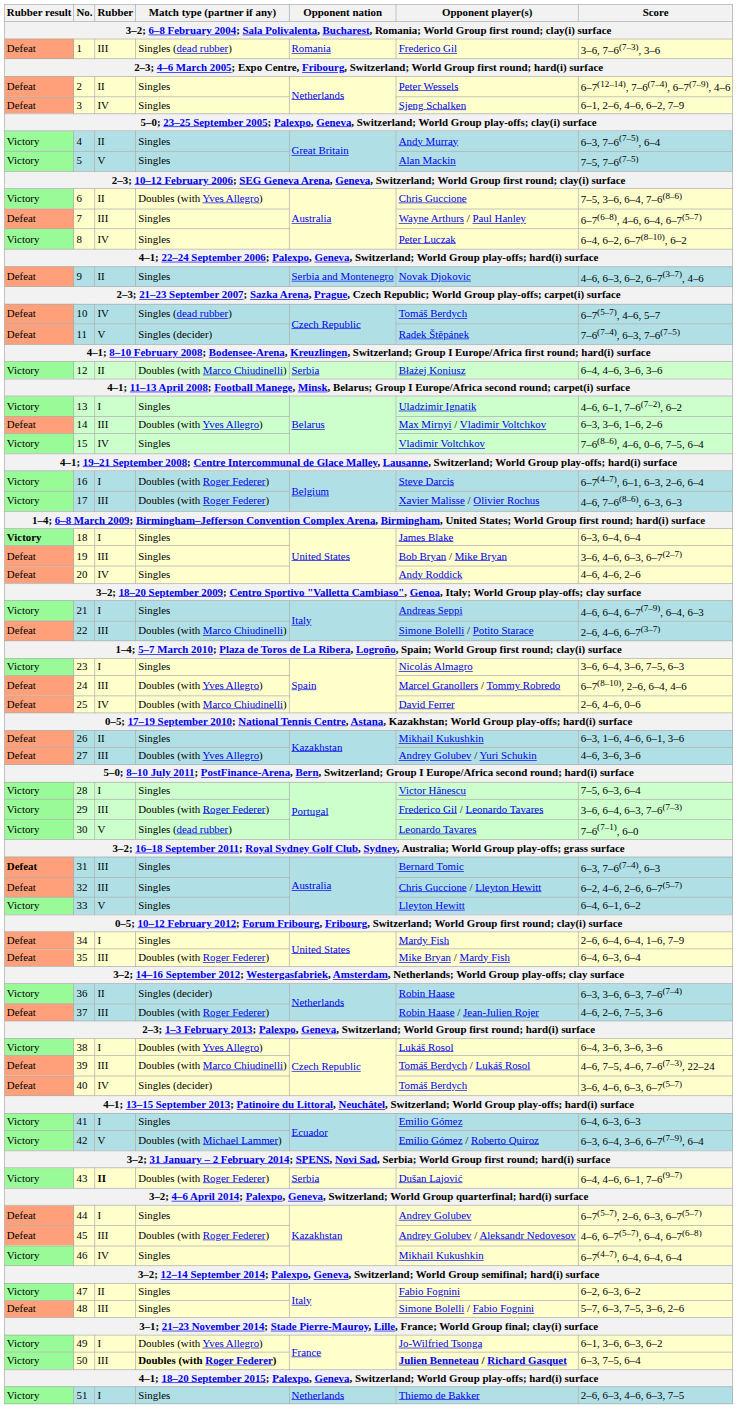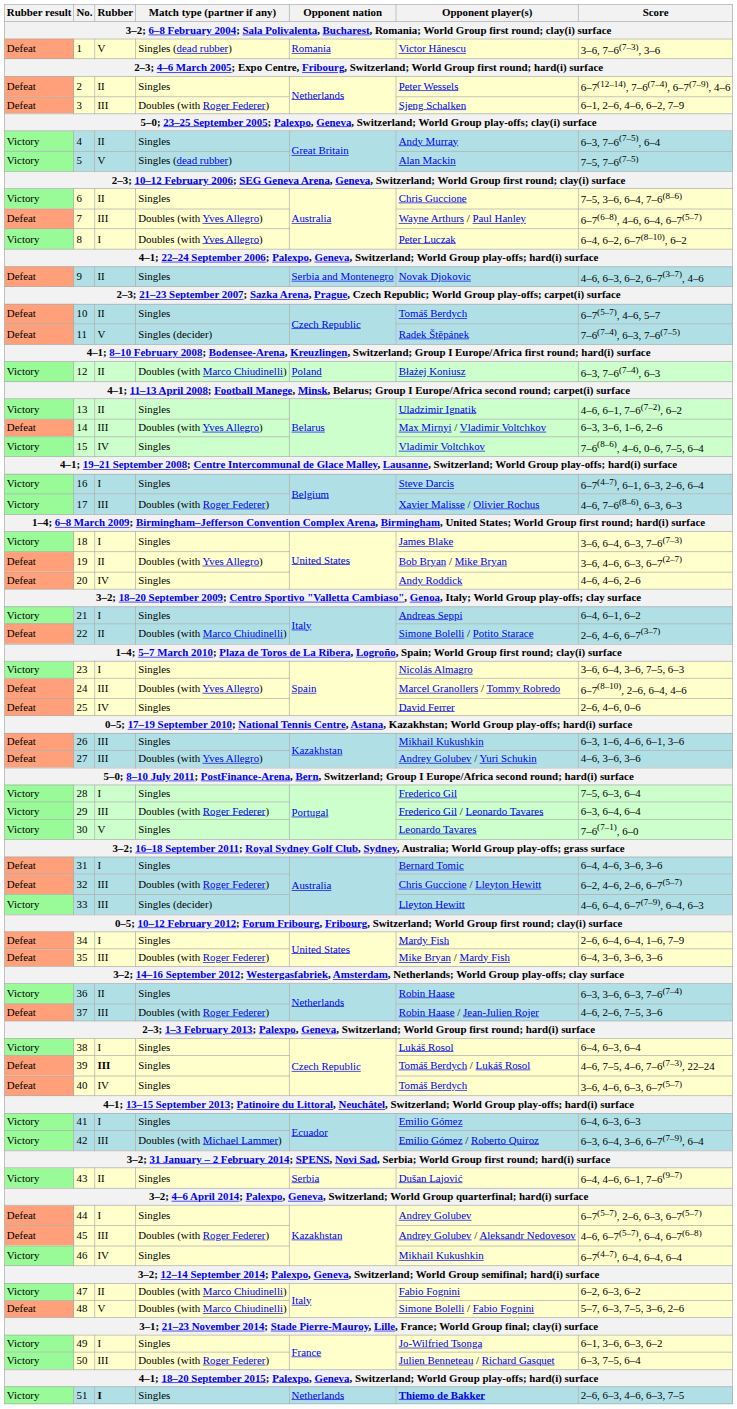(103, 49) III -> (101, 49) V
(428, 49) Frederico Gil -> (432, 49) Victor Hănescu
(103, 105) IV -> (103, 105) III
(154, 105) Singles -> (204, 105) Doubles (with Roger Federer)
(154, 161) Singles -> (185, 161) Singles (dead rubber)
(200, 198) Doubles (with Yves Allegro) -> (154, 198) Singles
(154, 219) Singles -> (200, 219) Doubles (with Yves Allegro)
(103, 239) IV -> (99, 239) I
(154, 239) Singles -> (200, 239) Doubles (with Yves Allegro)
(103, 314) IV -> (101, 314) II
(185, 314) Singles (dead rubber) -> (154, 314) Singles
(305, 370) Serbia -> (307, 371) Poland
(622, 370) 6–4, 4–6, 3–6, 3–6 -> (621, 371) 6–3, 7–6(7–4), 6–3
(99, 406) I -> (101, 409) II
(204, 481) Doubles (with Roger Federer) -> (154, 484) Singles
(24, 537) bold -> (23, 541) normal
(611, 537) 6–3, 6–4, 6–4 -> (631, 541) 3–6, 6–4, 6–3, 7–6(7–3)
(103, 556) III -> (101, 562) II
(154, 556) Singles -> (200, 562) Doubles (with Yves Allegro)
(642, 610) 4–6, 6–4, 6–7(7–9), 6–4, 6–3 -> (611, 615) 6–4, 6–1, 6–2
(103, 631) III -> (101, 634) II
(212, 704) Doubles (with Marco Chiudinelli) -> (154, 707) Singles
(101, 739) II -> (103, 741) III
(432, 790) Victor Hănescu -> (428, 793) Frederico Gil
(631, 809) 3–6, 6–4, 6–3, 7–6(7–3) -> (611, 811) 6–3, 6–4, 6–4
(185, 829) Singles (dead rubber) -> (154, 829) Singles
(22, 867) bold -> (21, 865) normal
(103, 867) III -> (99, 865) I
(621, 867) 6–3, 7–6(7–4), 6–3 -> (622, 865) 6–4, 4–6, 3–6, 3–6
(154, 887) Singles -> (204, 884) Doubles (with Roger Federer)
(101, 906) V -> (103, 904) III
(154, 906) Singles -> (175, 904) Singles (decider)
(611, 906) 6–4, 6–1, 6–2 -> (642, 904) 4–6, 6–4, 6–7(7–9), 6–4, 6–3
(611, 957) 6–4, 6–3, 6–4 -> (622, 957) 6–4, 3–6, 3–6, 3–6
(175, 993) Singles (decider) -> (154, 993) Singles
(200, 1047) Doubles (with Yves Allegro) -> (154, 1047) Singles
(622, 1047) 6–4, 3–6, 3–6, 3–6 -> (611, 1047) 6–4, 6–3, 6–4
(103, 1065) normal -> (104, 1065) bold
(212, 1065) Doubles (with Marco Chiudinelli) -> (154, 1065) Singles
(175, 1086) Singles (decider) -> (154, 1086) Singles
(101, 1140) V -> (103, 1140) III
(102, 1178) bold -> (101, 1178) normal
(204, 1178) Doubles (with Roger Federer) -> (154, 1178) Singles
(154, 1292) Singles -> (212, 1292) Doubles (with Marco Chiudinelli)
(103, 1309) III -> (101, 1309) V
(154, 1309) Singles -> (212, 1309) Doubles (with Marco Chiudinelli)
(200, 1343) Doubles (with Yves Allegro) -> (154, 1343) Singles
(207, 1361) bold -> (204, 1361) normal
(483, 1361) bold -> (477, 1361) normal
(99, 1395) normal -> (100, 1395) bold
(439, 1395) normal -> (442, 1395) bold
